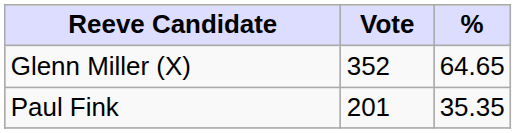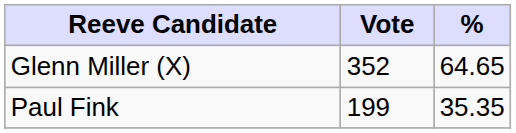(368, 107) 201 -> (368, 107) 199
